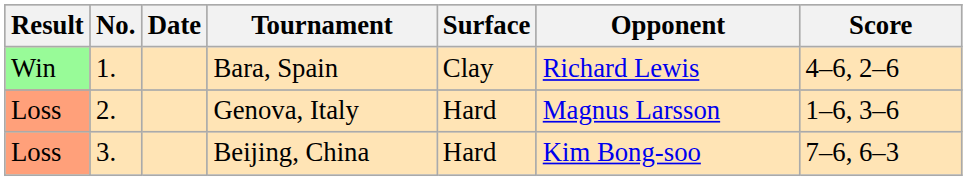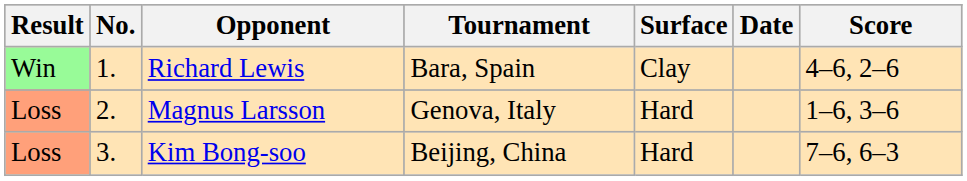columns swapped: (174, 25) <-> (668, 25)
